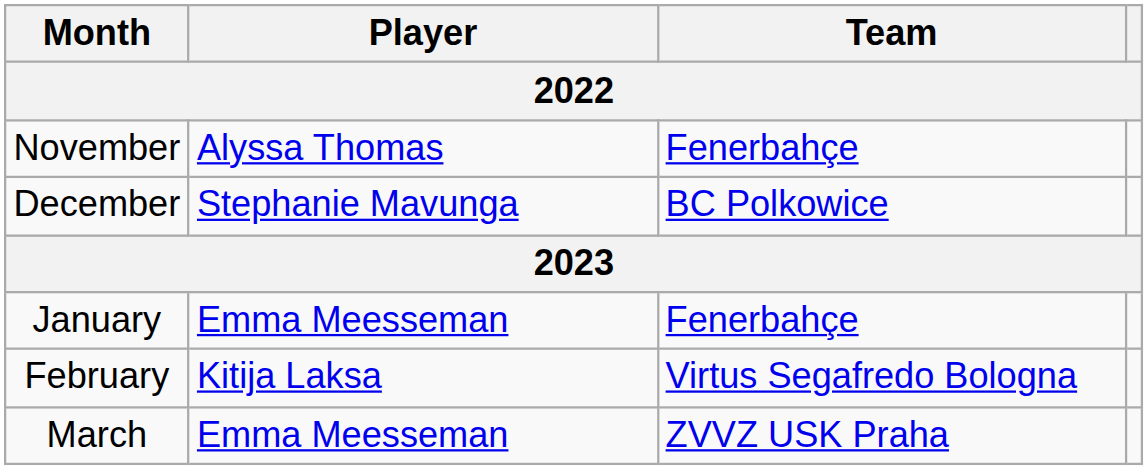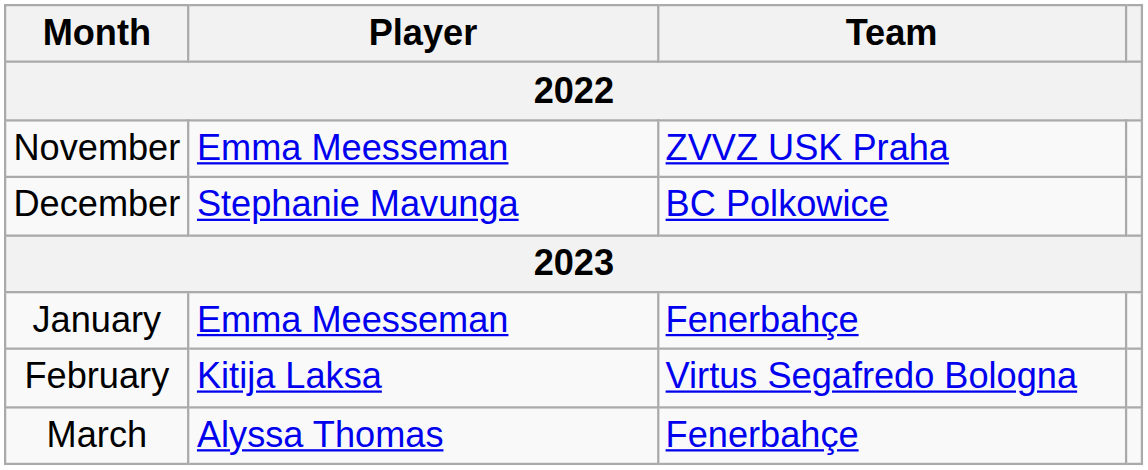(320, 147) Alyssa Thomas -> (353, 147) Emma Meesseman
(762, 147) Fenerbahçe -> (807, 147) ZVVZ USK Praha
(353, 434) Emma Meesseman -> (320, 434) Alyssa Thomas
(807, 434) ZVVZ USK Praha -> (762, 434) Fenerbahçe
